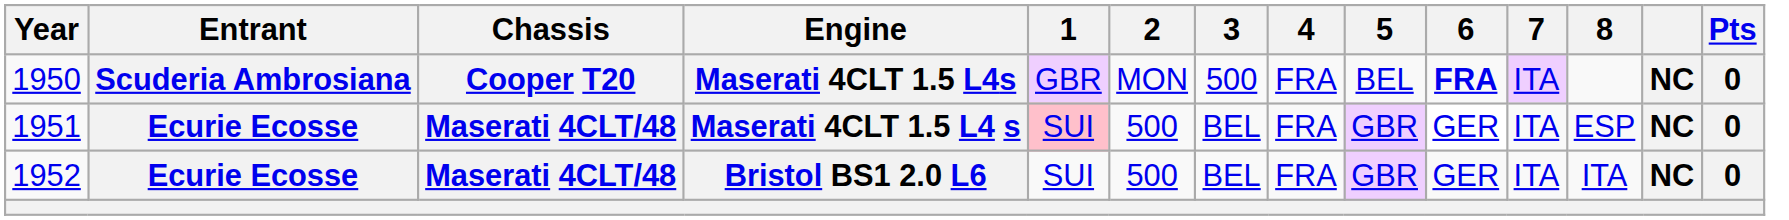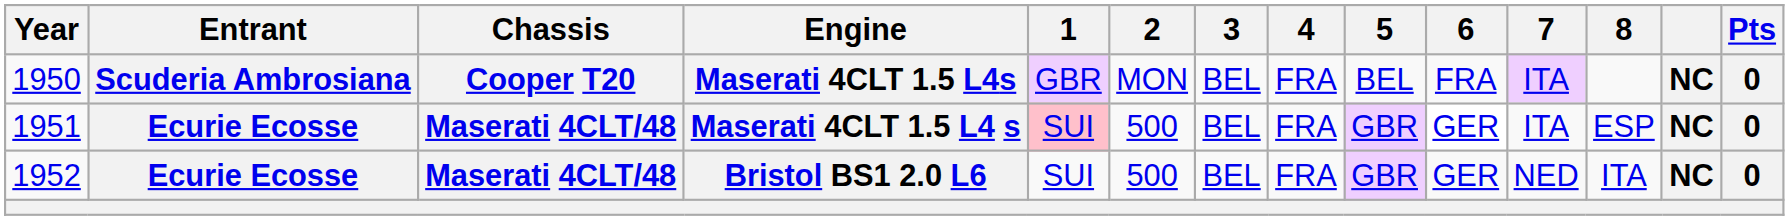(1232, 78) 500 -> (1232, 78) BEL
(1466, 78) bold -> (1466, 78) normal
(1536, 176) ITA -> (1546, 176) NED
